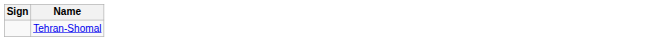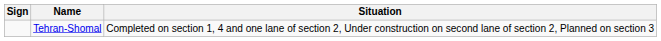+ column: (380, 12)
